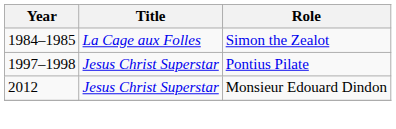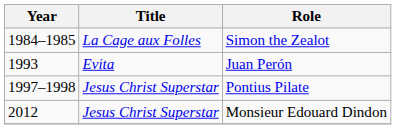+ row: (259, 64)
